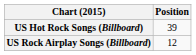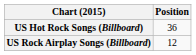(172, 27) 39 -> (172, 27) 36
